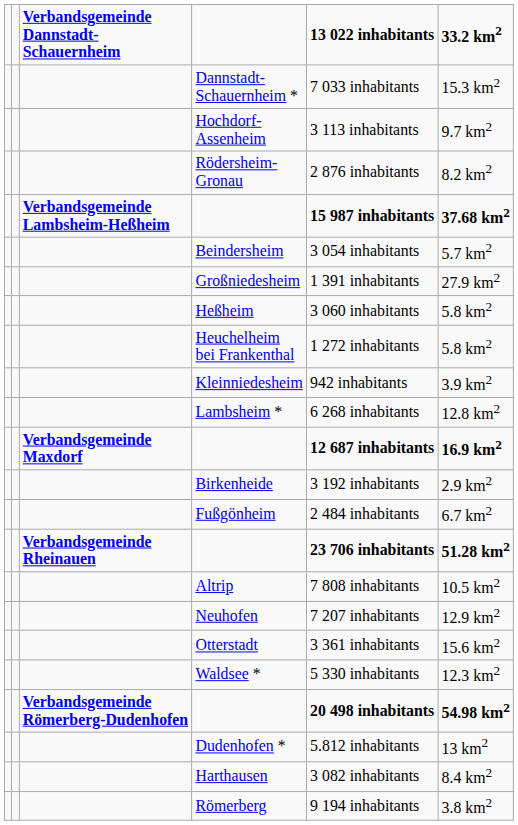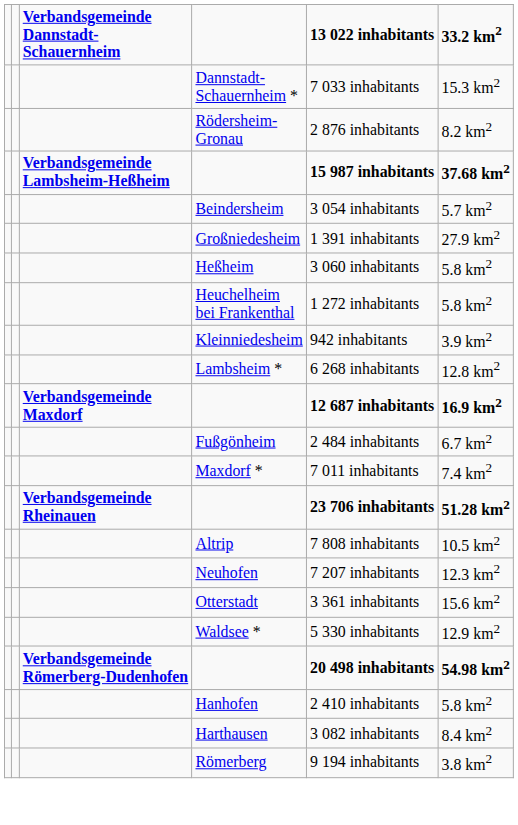- row: (105, 130)
- row: (105, 485)
+ row: (105, 471)
(471, 615) 12.9 km2 -> (471, 572) 12.3 km2
(471, 674) 12.3 km2 -> (471, 631) 12.9 km2
- row: (105, 747)
+ row: (105, 704)
